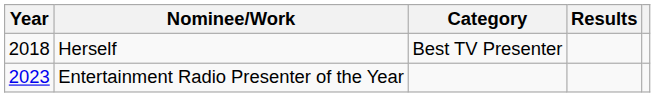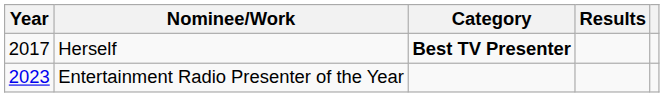(29, 48) 2018 -> (29, 48) 2017
(487, 48) normal -> (492, 48) bold
